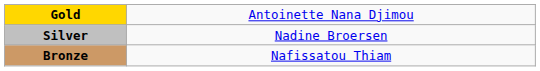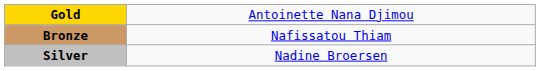rows swapped: (65, 35) <-> (65, 55)
